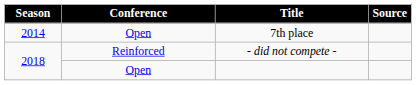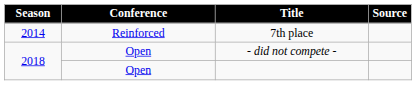(138, 32) Open -> (138, 32) Reinforced
(138, 51) Reinforced -> (138, 51) Open
